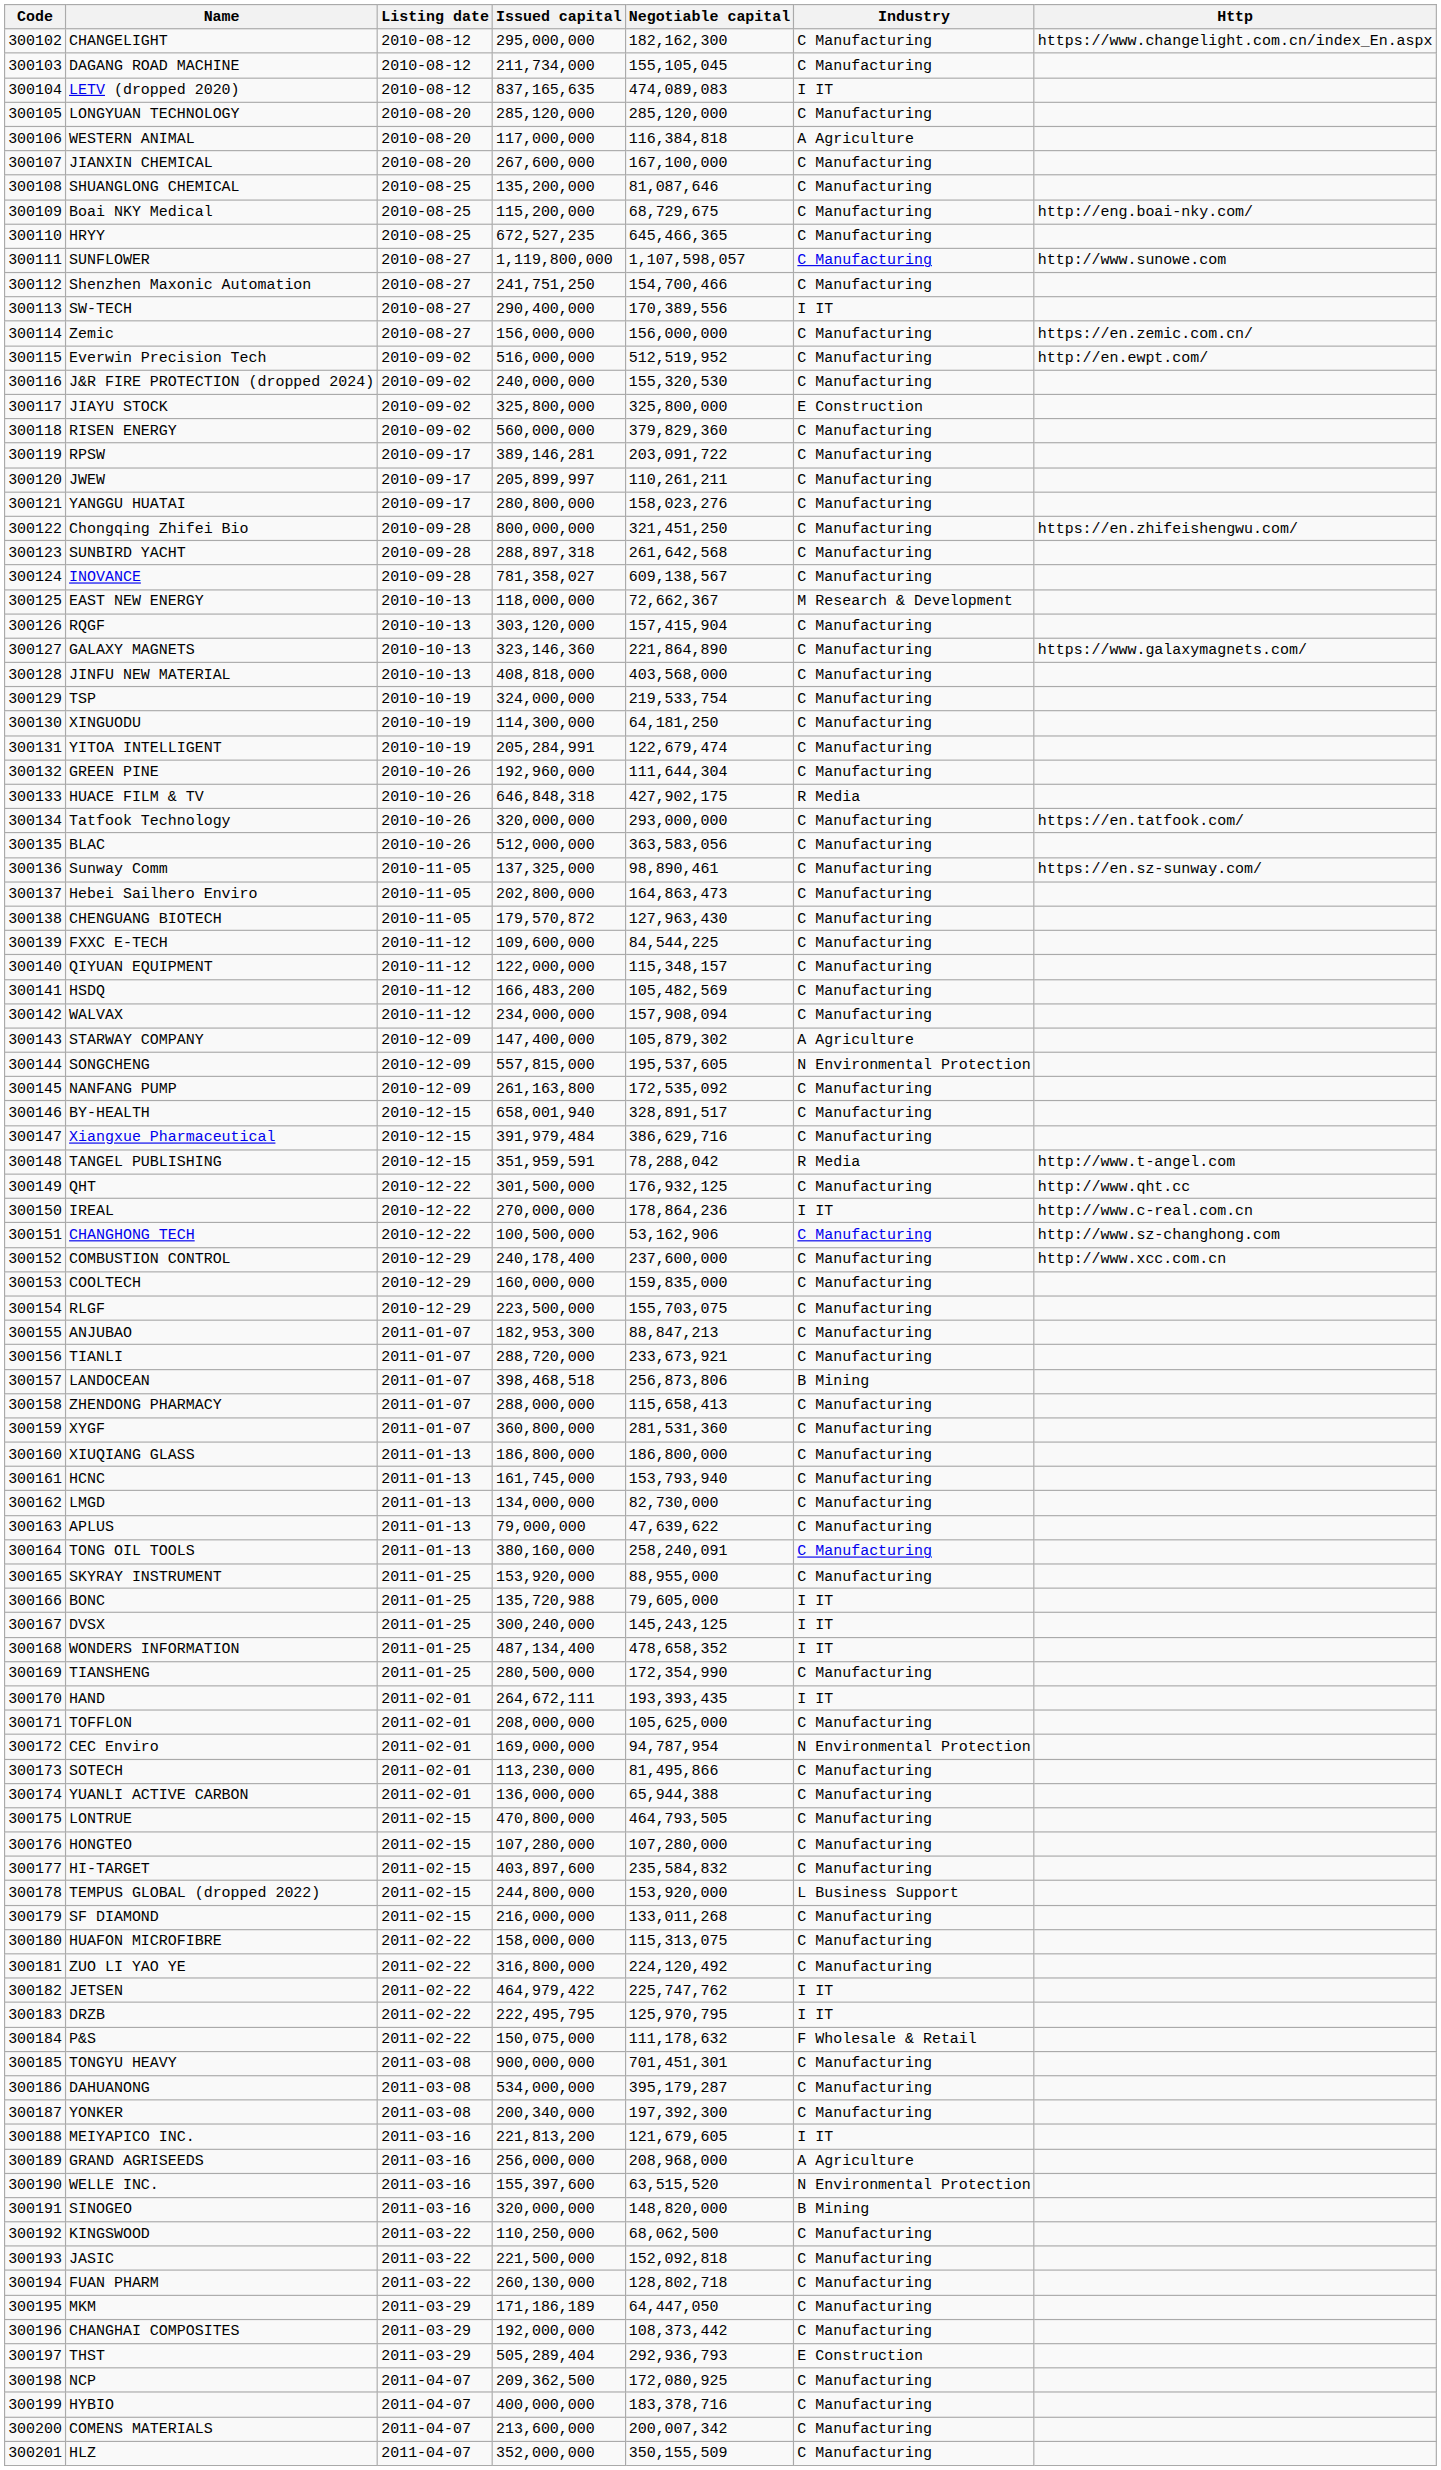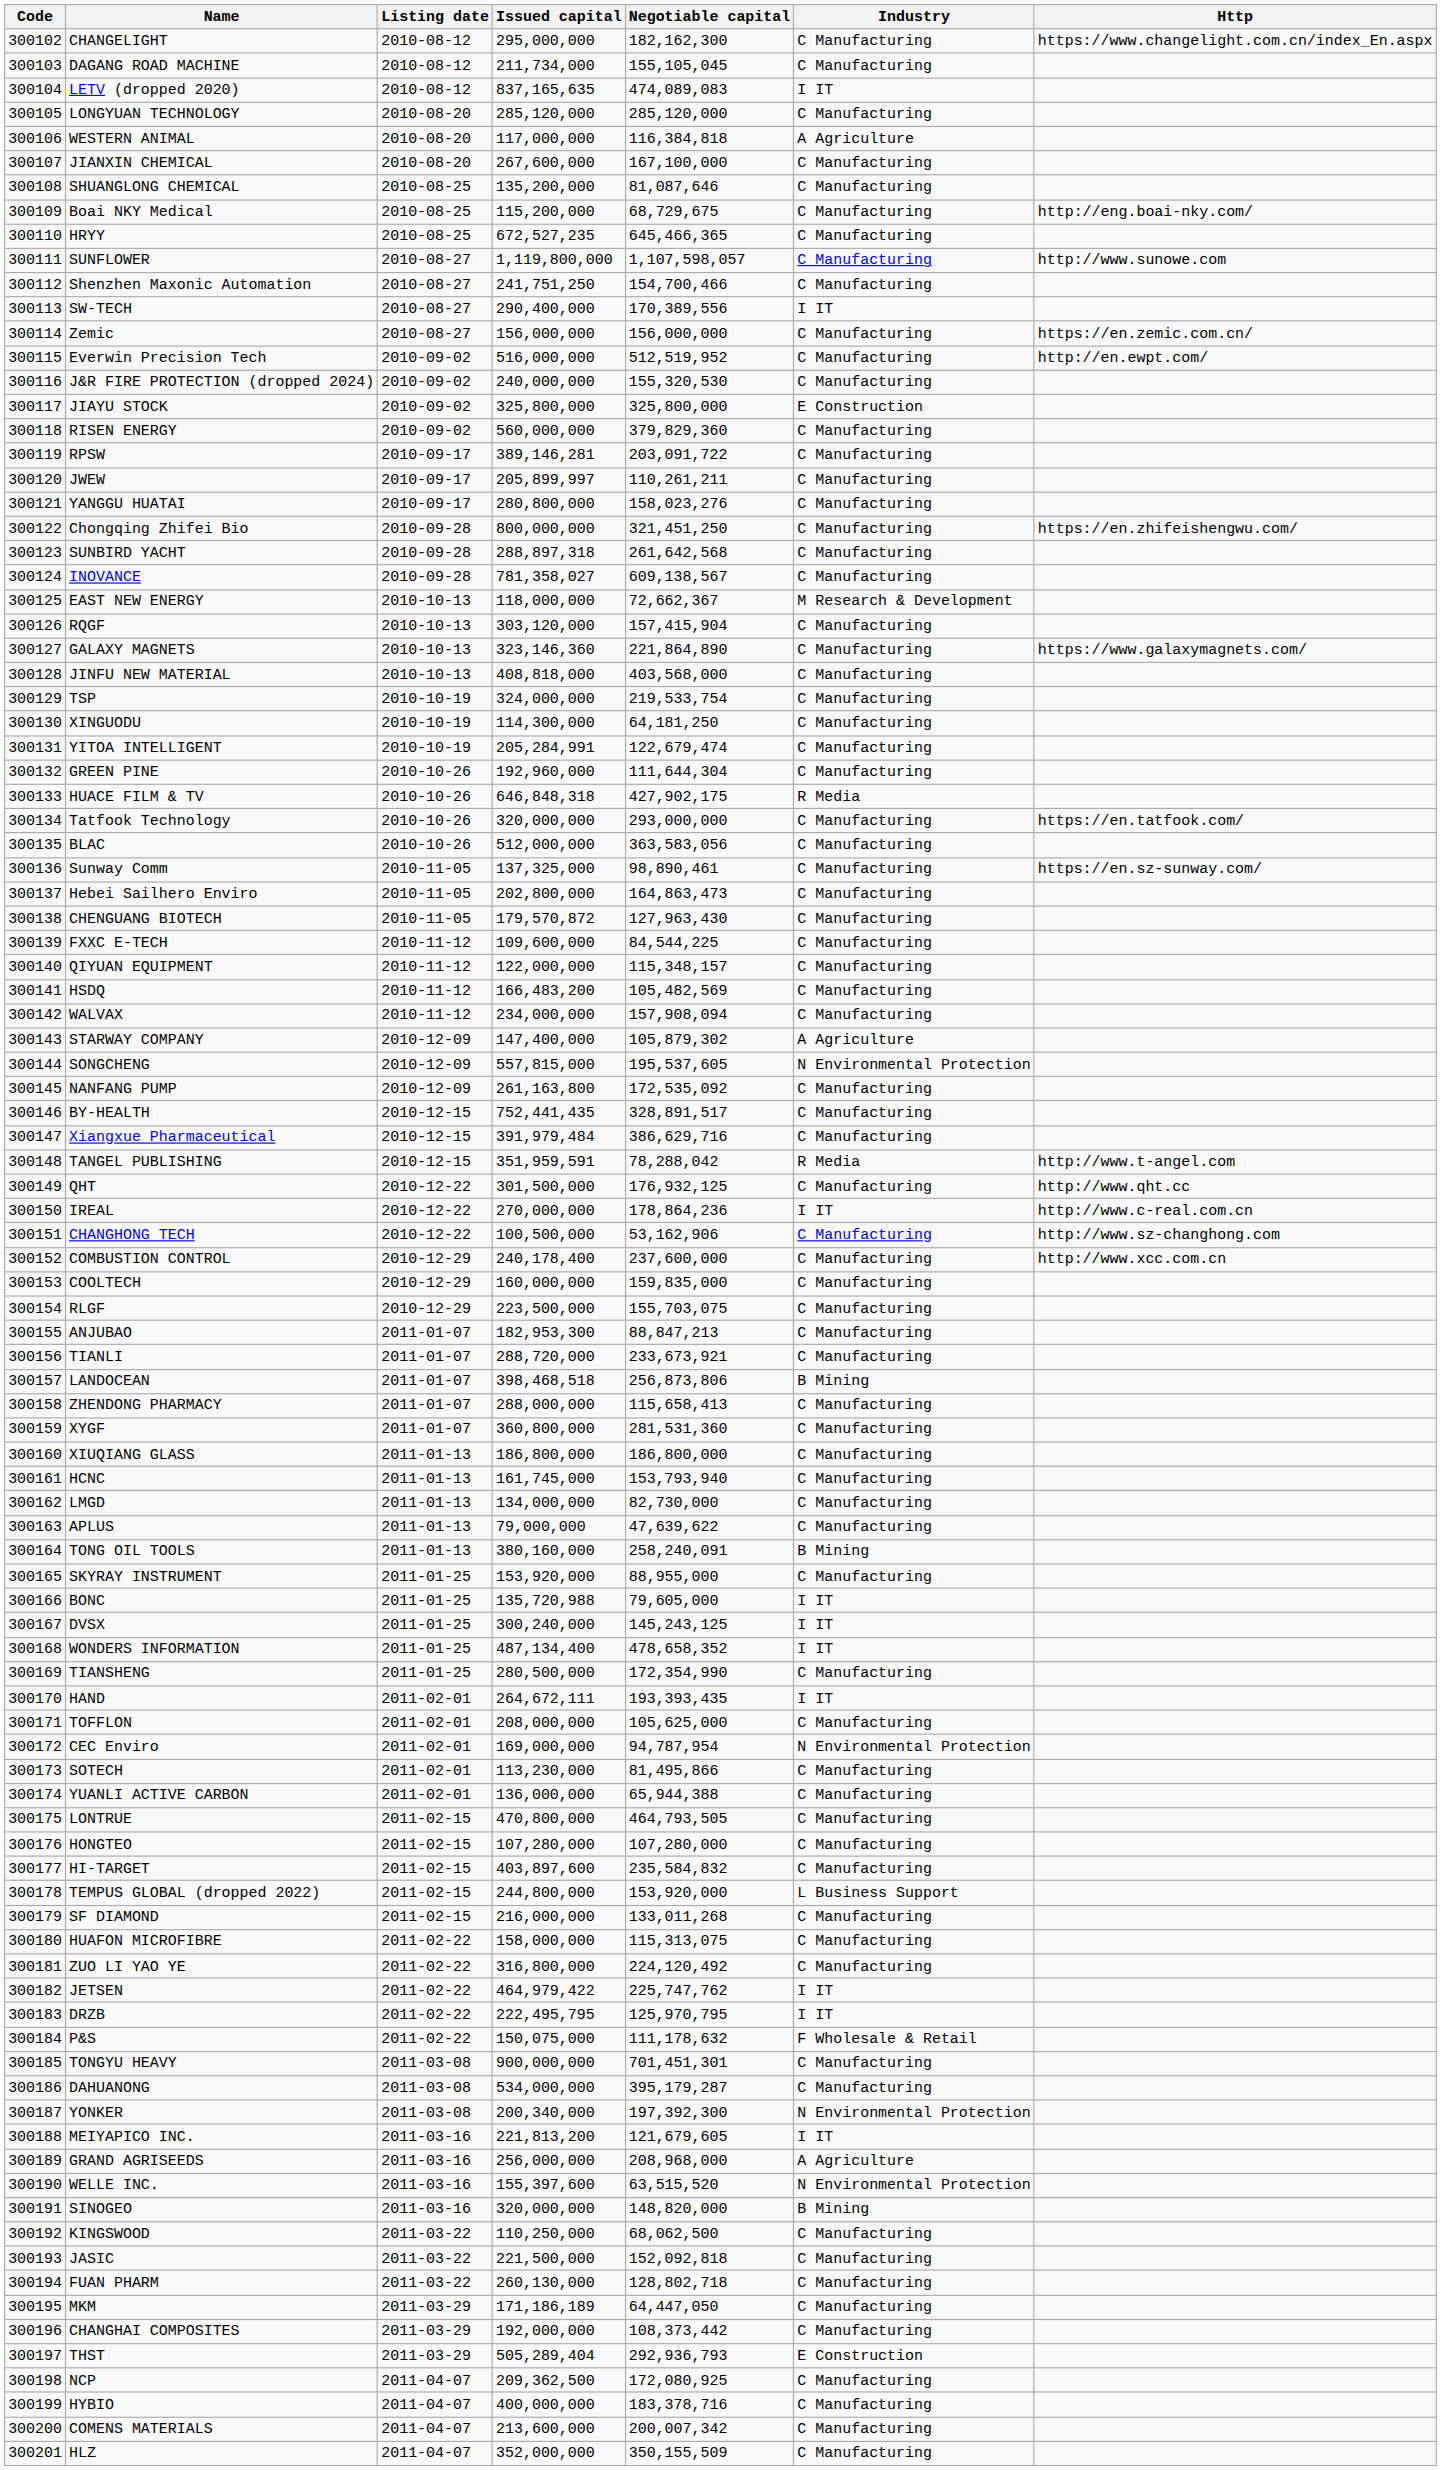(545, 1113) 658,001,940 -> (545, 1113) 752,441,435
(865, 1552) C Manufacturing -> (833, 1552) B Mining
(865, 2112) C Manufacturing -> (914, 2112) N Environmental Protection
